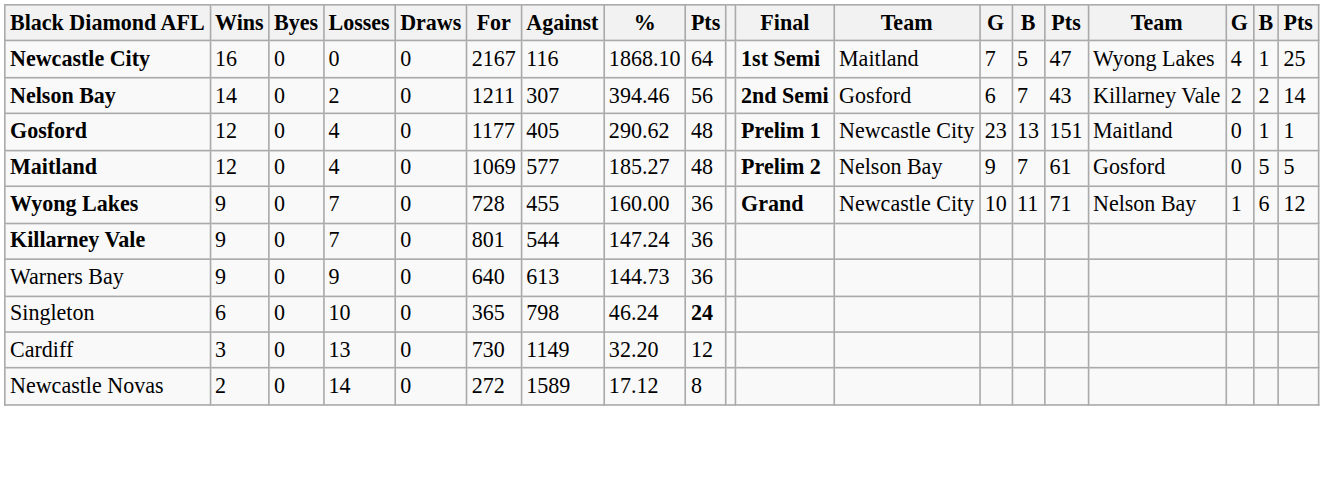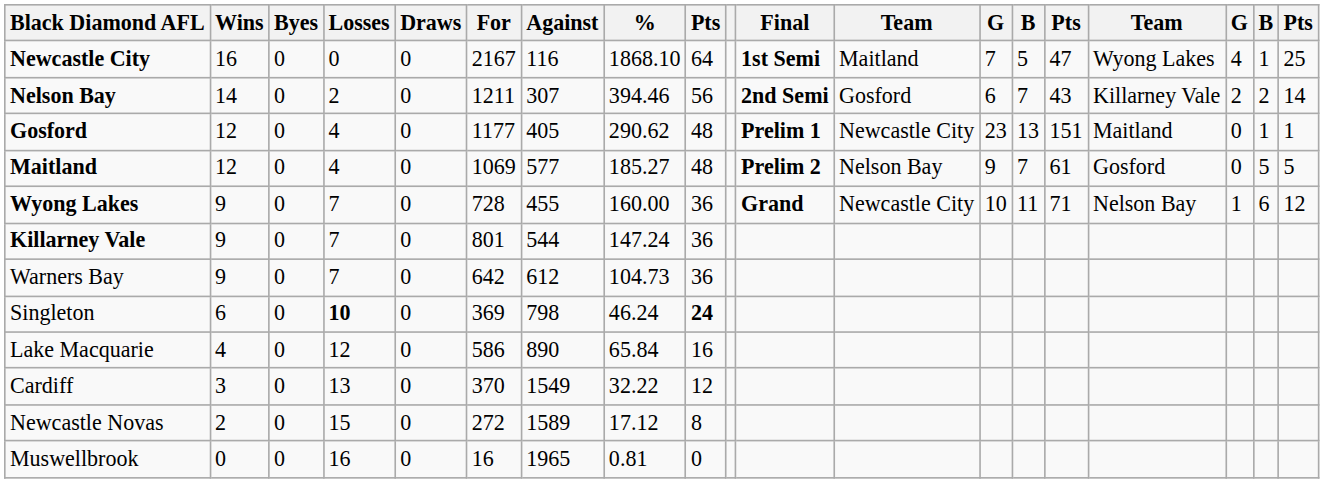(334, 276) 9 -> (334, 276) 7
(488, 276) 640 -> (488, 276) 642
(543, 276) 613 -> (543, 276) 612
(639, 276) 144.73 -> (639, 276) 104.73
(340, 313) normal -> (340, 313) bold
(488, 313) 365 -> (488, 313) 369
+ row: (82, 349)
(488, 349) 730 -> (488, 385) 370
(548, 349) 1149 -> (548, 385) 1549
(634, 349) 32.20 -> (634, 385) 32.22
(340, 385) 14 -> (340, 422) 15
+ row: (74, 458)
